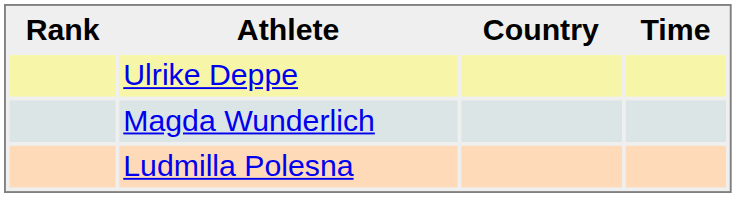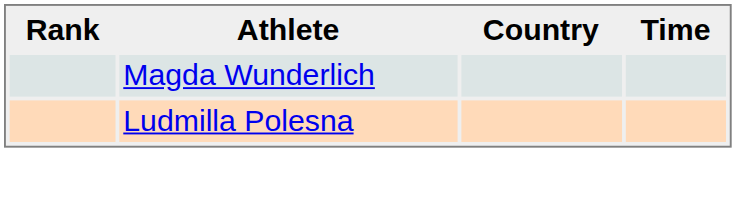- row: (211, 75)
